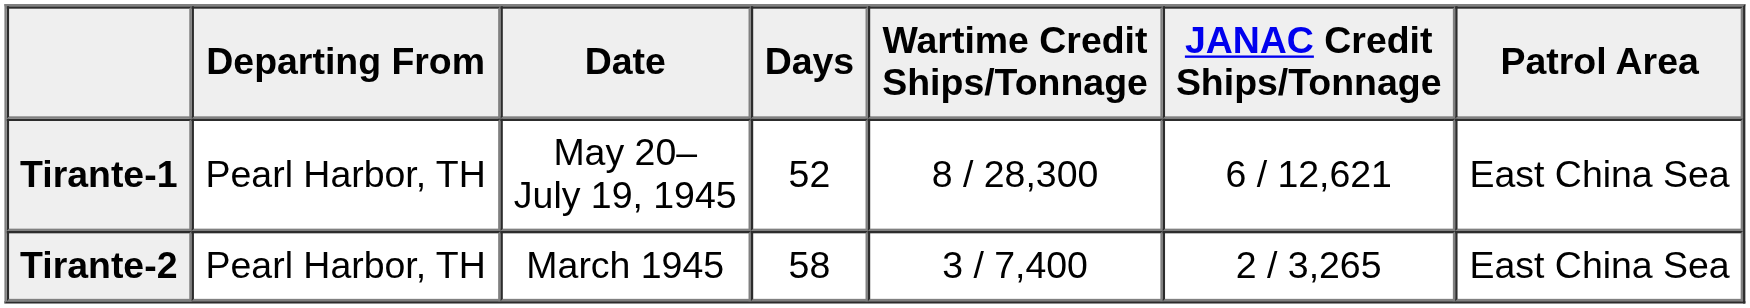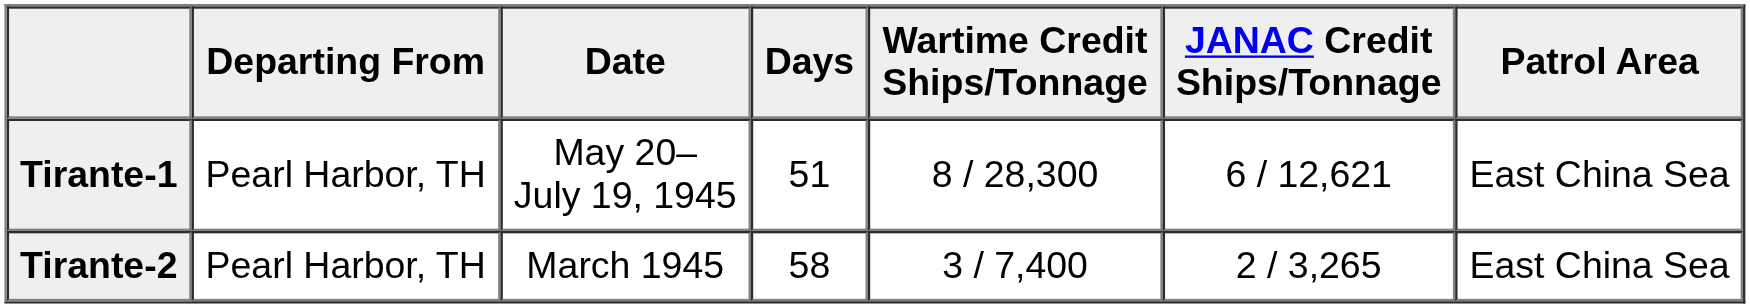(809, 174) 52 -> (809, 174) 51
